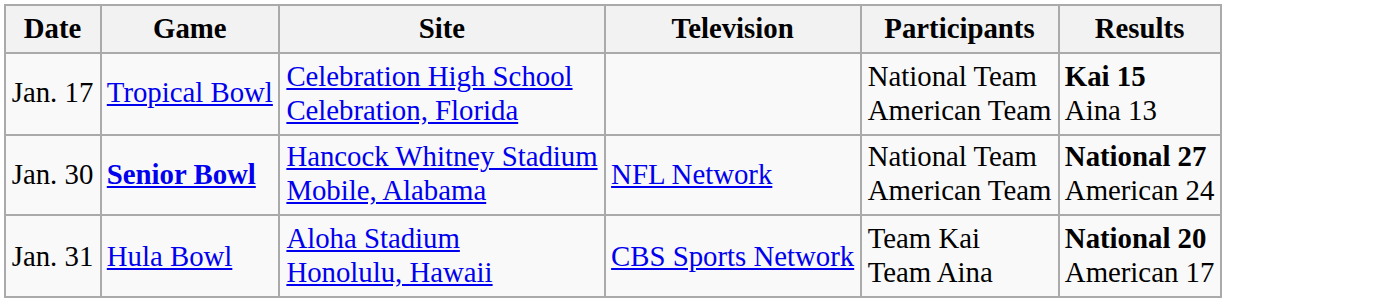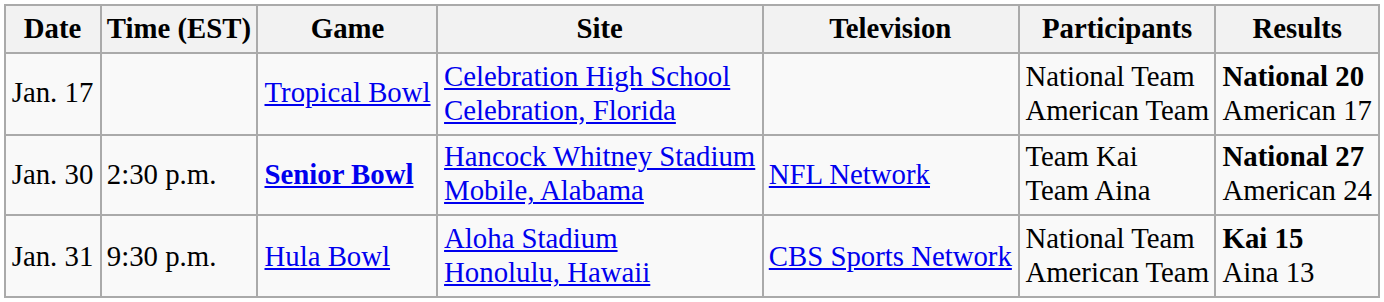+ column: (179, 28)
(1111, 93) Kai 15 Aina 13 -> (1297, 93) National 20 American 17
(960, 174) National Team American Team -> (1088, 174) Team Kai Team Aina
(930, 256) Team Kai Team Aina -> (1117, 256) National Team American Team
(1140, 256) National 20 American 17 -> (1268, 256) Kai 15 Aina 13
